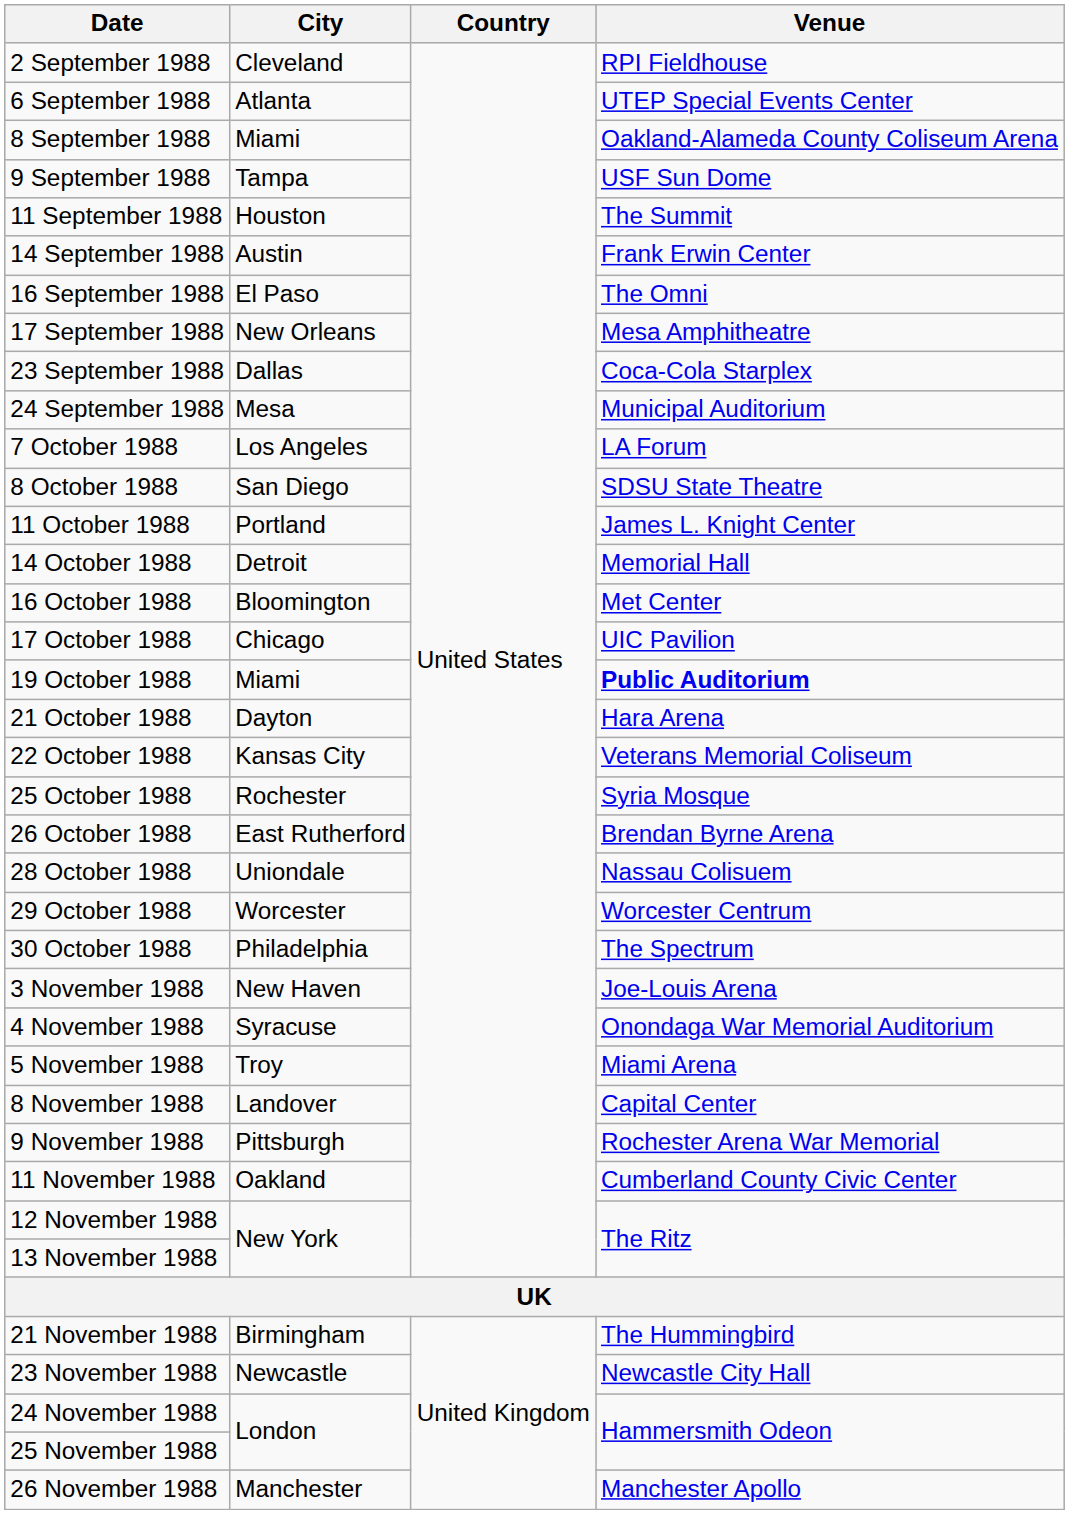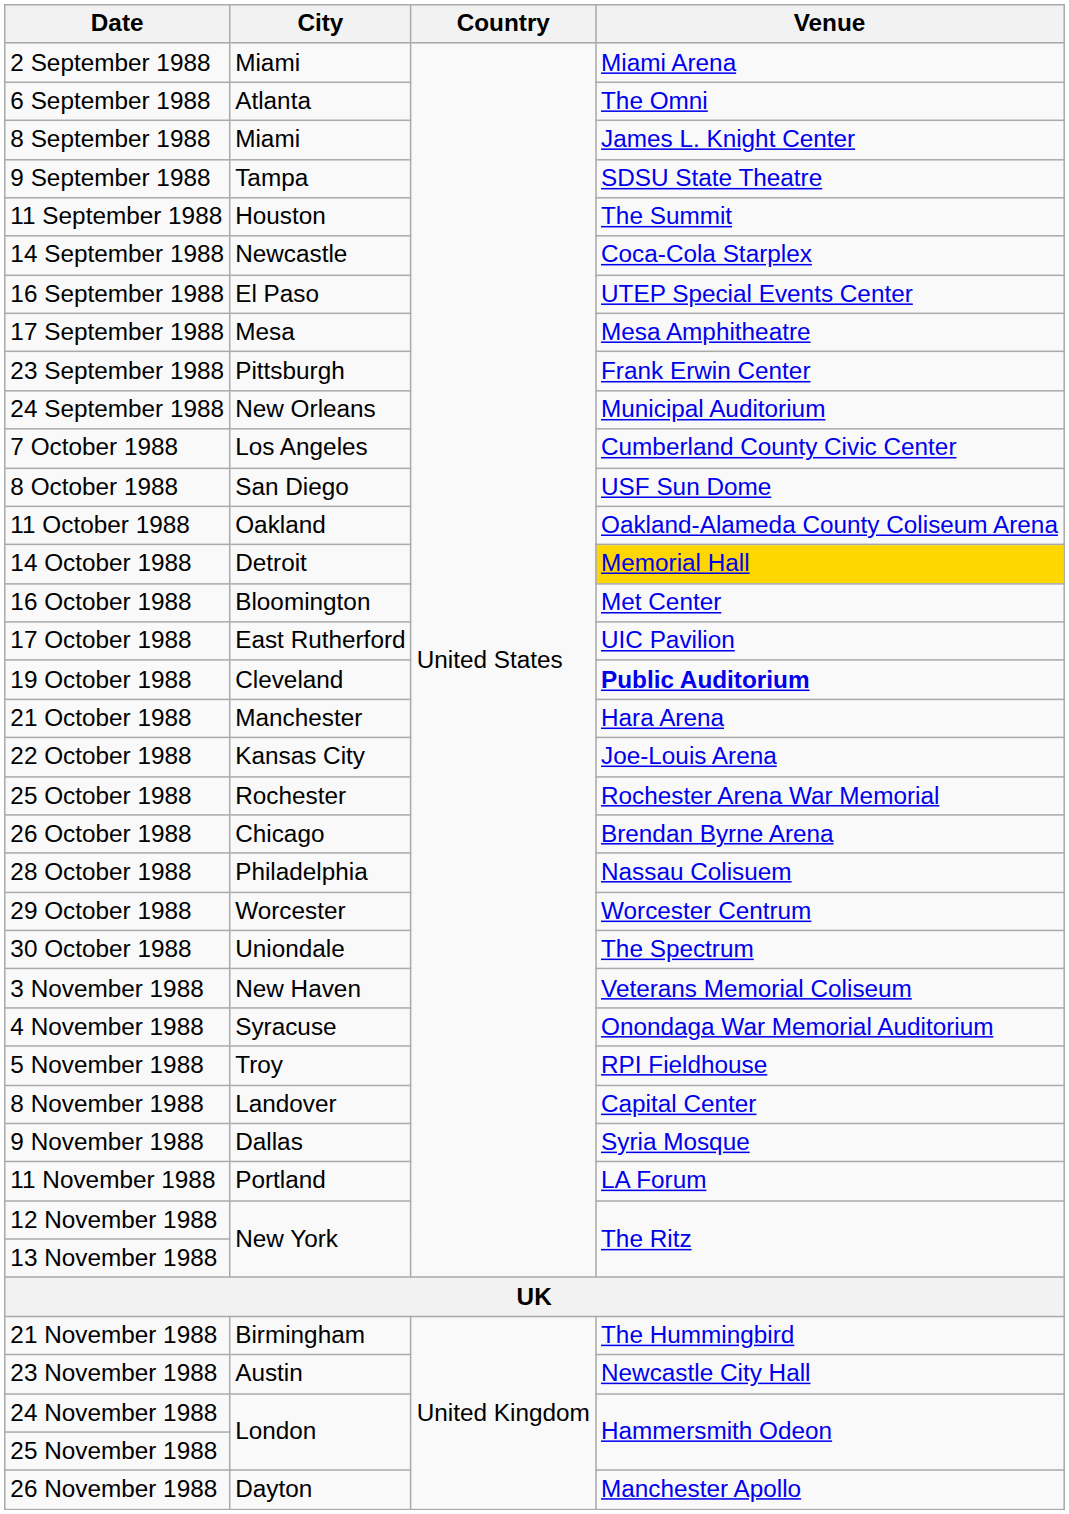(289, 62) Cleveland -> (268, 62) Miami
(684, 62) RPI Fieldhouse -> (669, 62) Miami Arena
(757, 100) UTEP Special Events Center -> (654, 100) The Omni
(829, 139) Oakland-Alameda County Coliseum Arena -> (728, 139) James L. Knight Center
(686, 178) USF Sun Dome -> (712, 178) SDSU State Theatre
(269, 255) Austin -> (291, 255) Newcastle
(706, 255) Frank Erwin Center -> (706, 255) Coca-Cola Starplex
(654, 293) The Omni -> (757, 293) UTEP Special Events Center
(305, 332) New Orleans -> (265, 332) Mesa
(269, 370) Dallas -> (290, 370) Pittsburgh
(706, 370) Coca-Cola Starplex -> (706, 370) Frank Erwin Center
(265, 409) Mesa -> (305, 409) New Orleans
(654, 448) LA Forum -> (779, 448) Cumberland County Civic Center
(712, 486) SDSU State Theatre -> (686, 486) USF Sun Dome
(280, 525) Portland -> (280, 525) Oakland
(728, 525) James L. Knight Center -> (829, 525) Oakland-Alameda County Coliseum Arena
(675, 563) no background -> (675, 563) gold background
(280, 640) Chicago -> (320, 640) East Rutherford
(268, 679) Miami -> (289, 679) Cleveland
(274, 718) Dayton -> (299, 718) Manchester
(756, 756) Veterans Memorial Coliseum -> (689, 756) Joe-Louis Arena
(675, 795) Syria Mosque -> (770, 795) Rochester Arena War Memorial
(320, 833) East Rutherford -> (280, 833) Chicago
(290, 872) Uniondale -> (301, 872) Philadelphia
(301, 949) Philadelphia -> (290, 949) Uniondale
(689, 988) Joe-Louis Arena -> (756, 988) Veterans Memorial Coliseum
(669, 1065) Miami Arena -> (684, 1065) RPI Fieldhouse
(290, 1142) Pittsburgh -> (269, 1142) Dallas
(770, 1142) Rochester Arena War Memorial -> (675, 1142) Syria Mosque
(280, 1180) Oakland -> (280, 1180) Portland
(779, 1180) Cumberland County Civic Center -> (654, 1180) LA Forum
(291, 1373) Newcastle -> (269, 1373) Austin
(299, 1489) Manchester -> (274, 1489) Dayton
